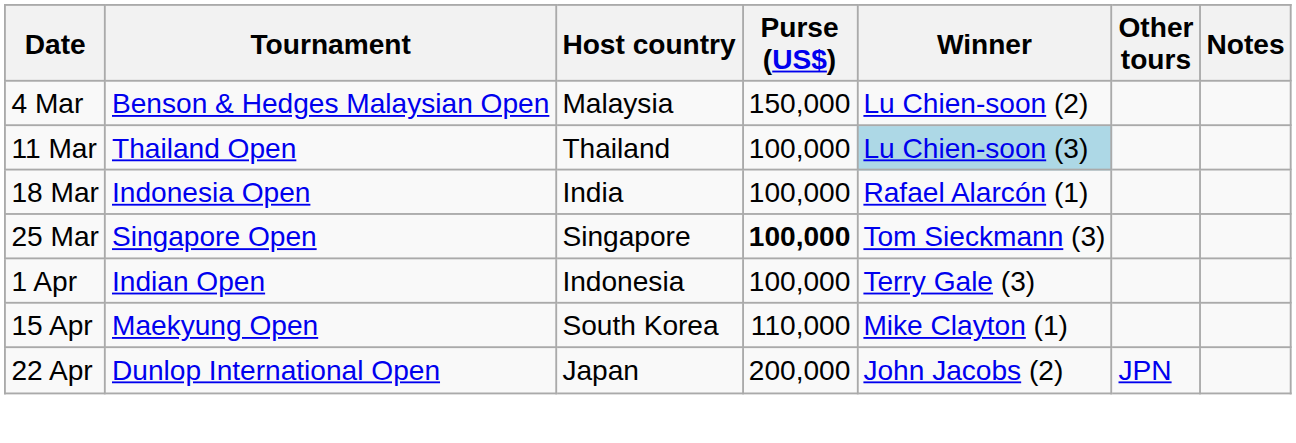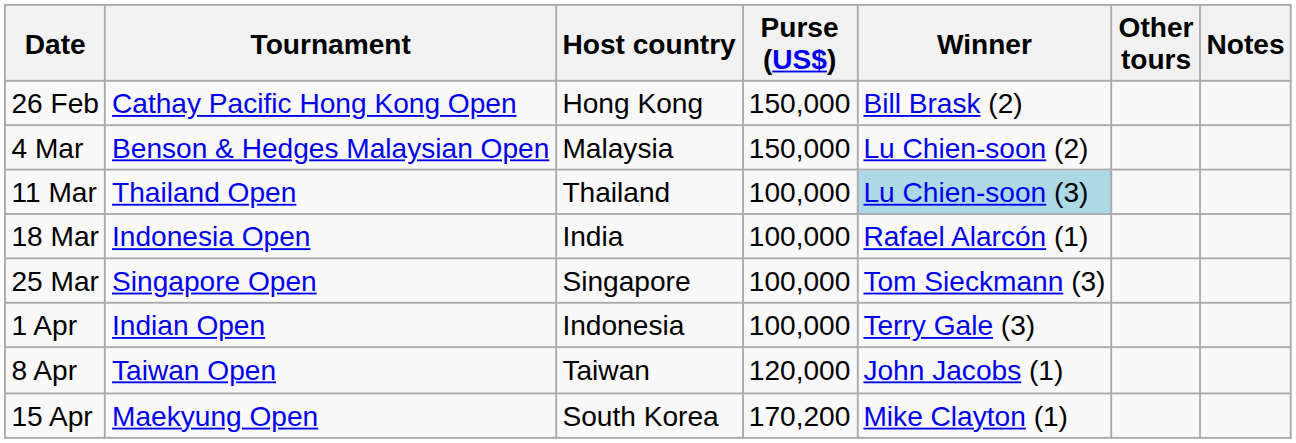+ row: (55, 103)
(800, 237) bold -> (800, 281) normal
+ row: (44, 370)
(801, 326) 110,000 -> (800, 415) 170,200
- row: (52, 370)
